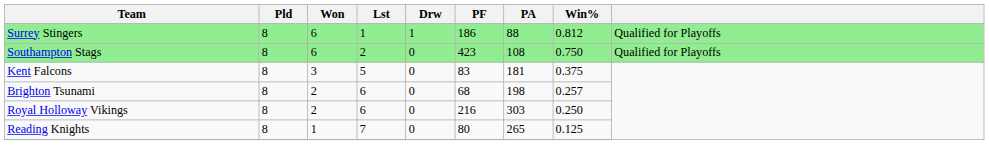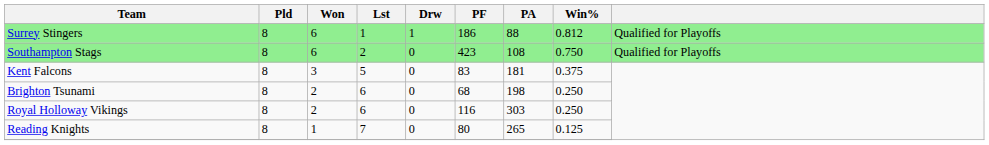(569, 91) 0.257 -> (569, 91) 0.250
(467, 110) 216 -> (467, 110) 116
